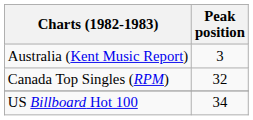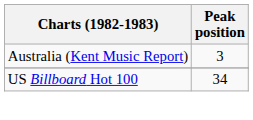- row: (88, 79)
